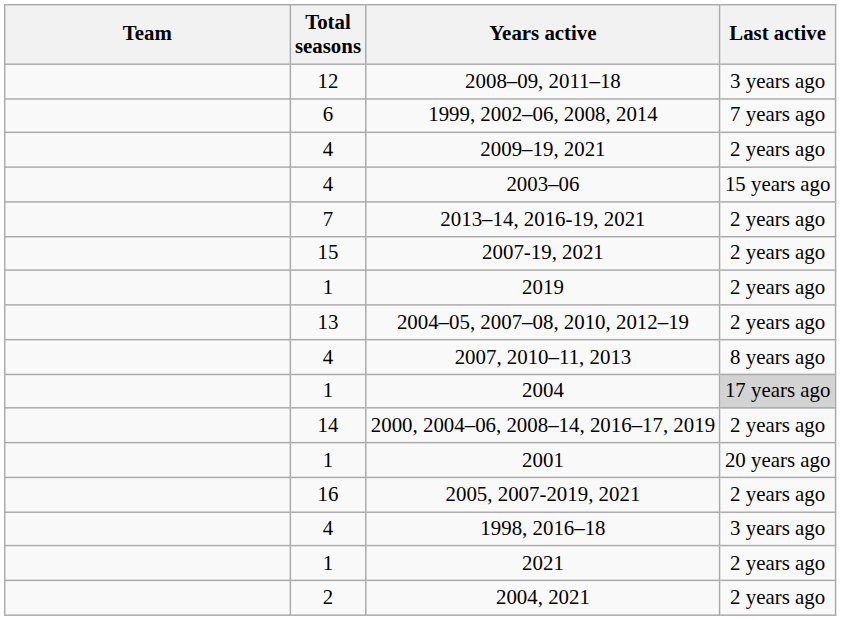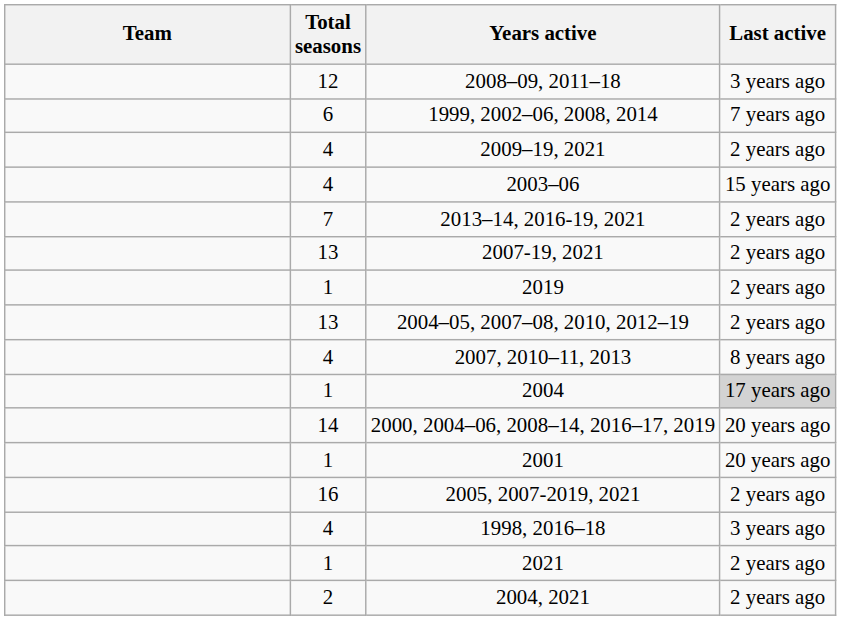(328, 253) 15 -> (328, 253) 13
(778, 425) 2 years ago -> (778, 425) 20 years ago
